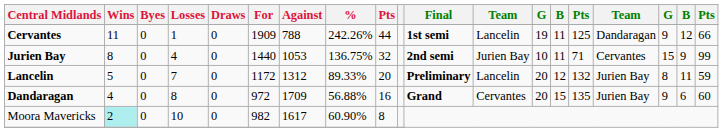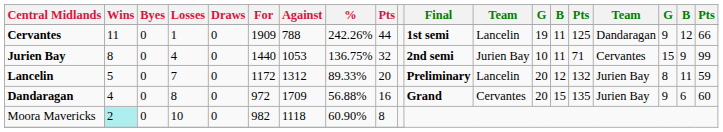(294, 116) 1617 -> (294, 116) 1118
